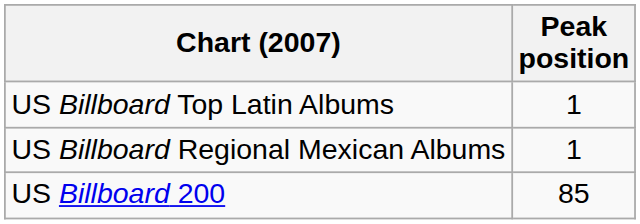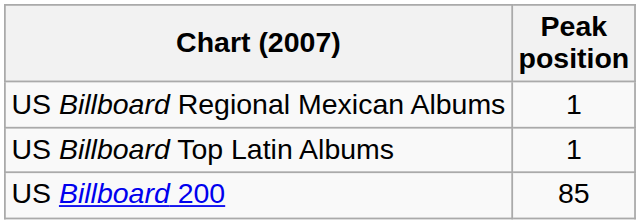rows swapped: (203, 104) <-> (258, 149)
